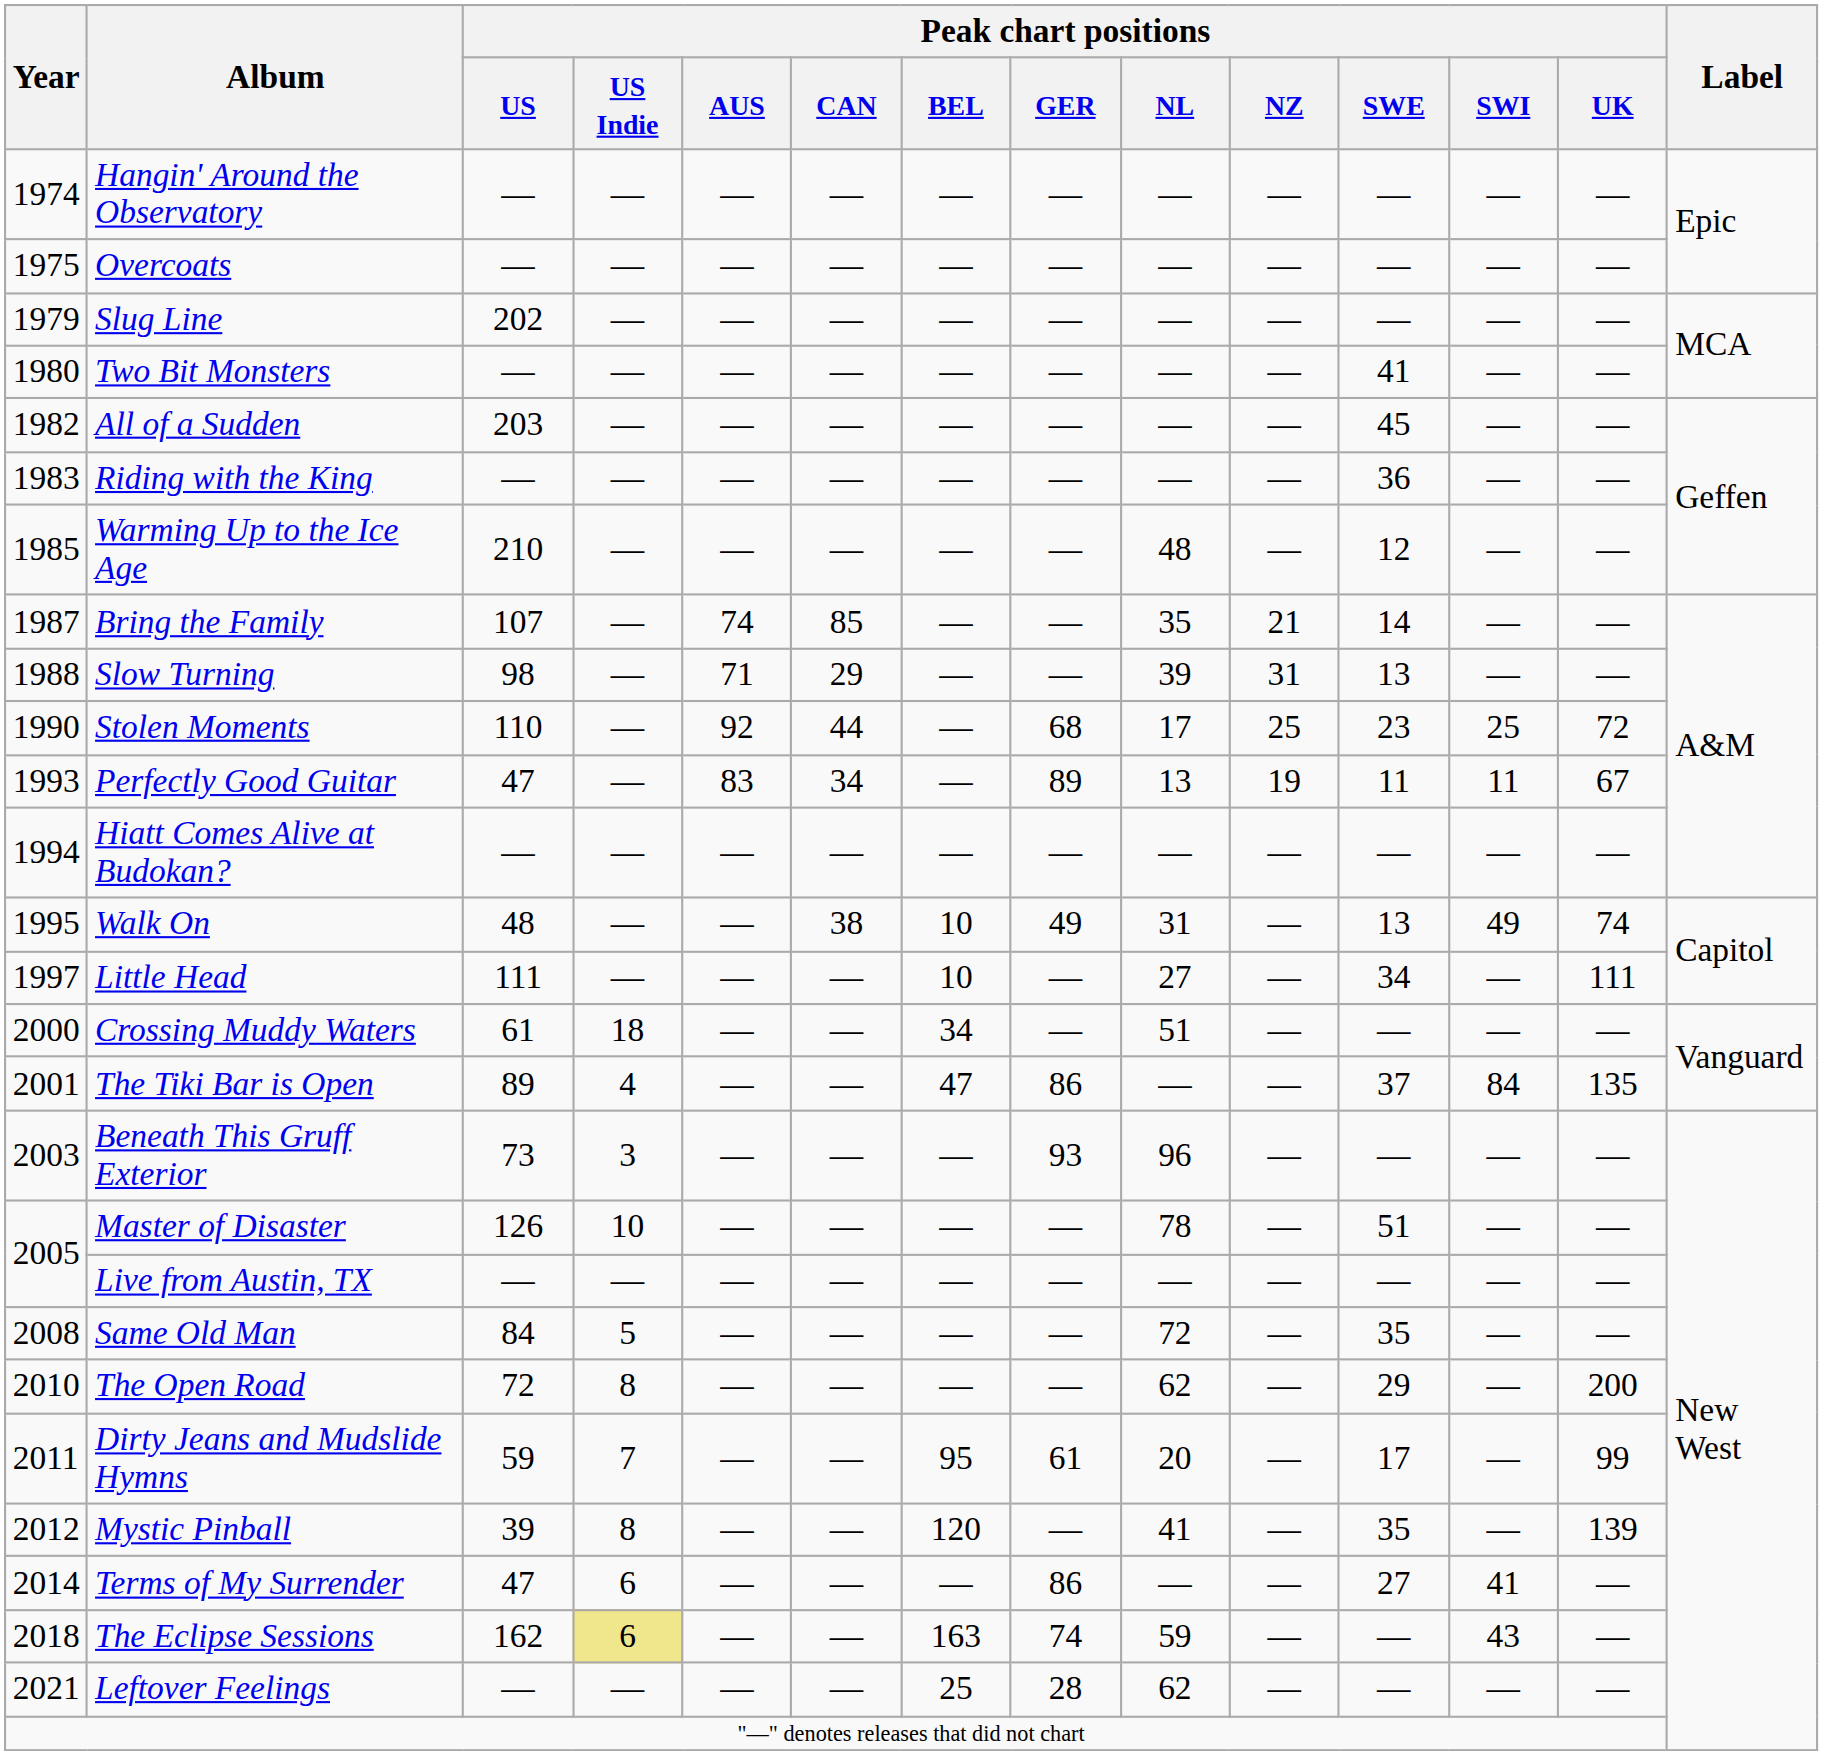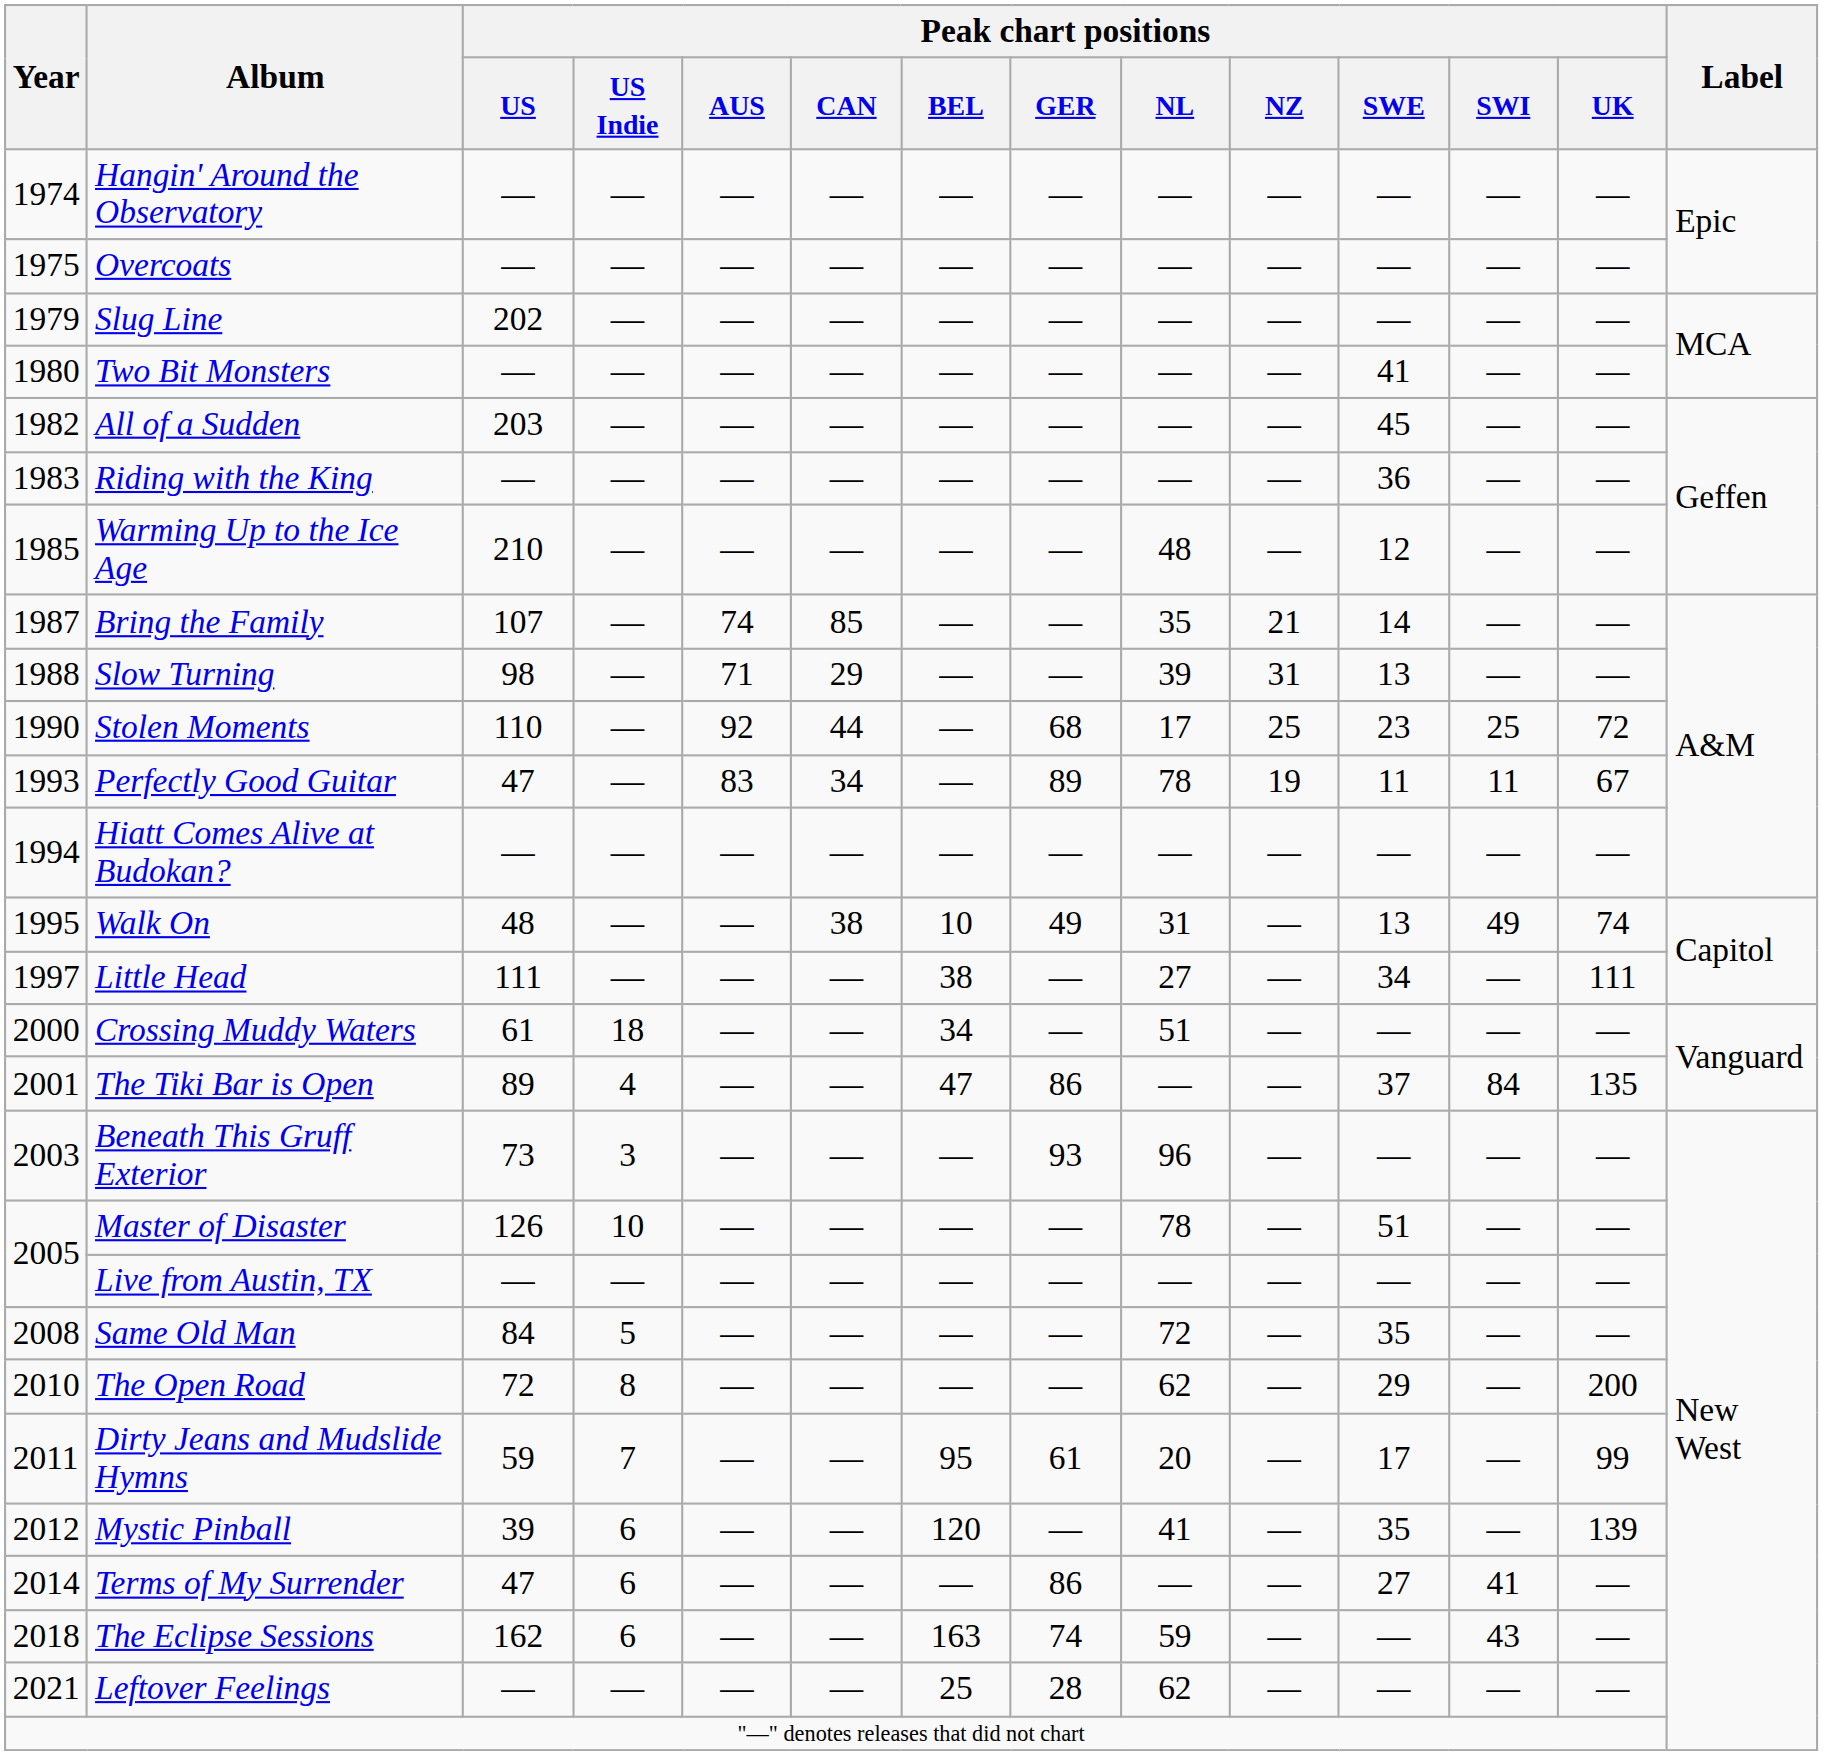(1175, 780) 13 -> (1175, 780) 78
(956, 977) 10 -> (956, 977) 38
(628, 1529) 8 -> (628, 1529) 6
(628, 1635) khaki background -> (628, 1635) no background
